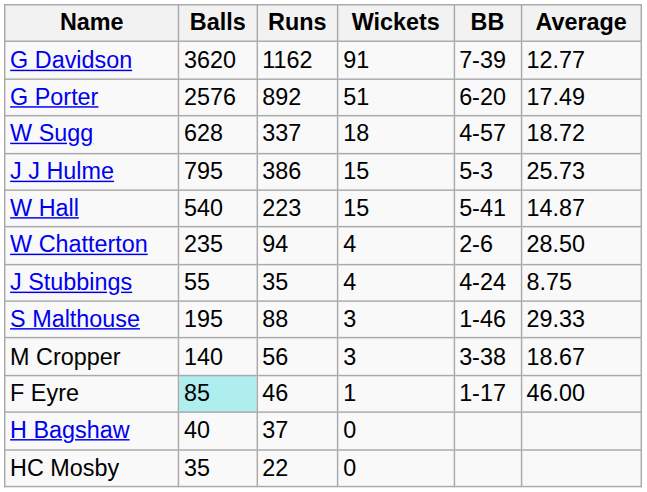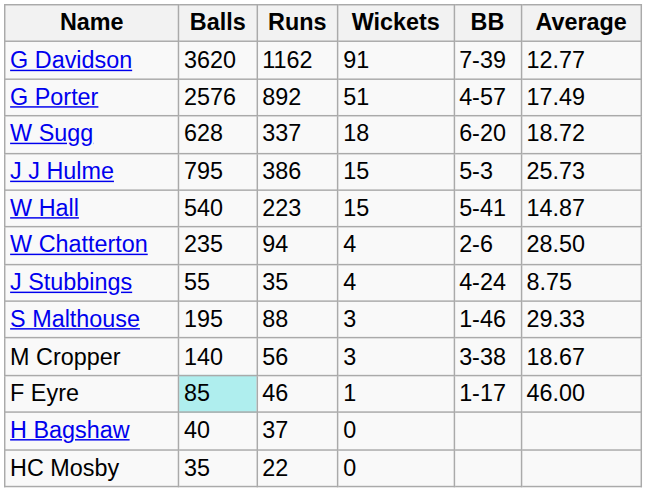(483, 97) 6-20 -> (483, 97) 4-57
(483, 134) 4-57 -> (483, 134) 6-20
